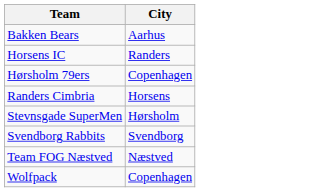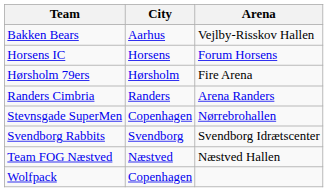+ column: (259, 14)
(149, 55) Randers -> (149, 55) Horsens
(160, 75) Copenhagen -> (154, 75) Hørsholm
(149, 95) Horsens -> (149, 95) Randers
(154, 116) Hørsholm -> (160, 116) Copenhagen
